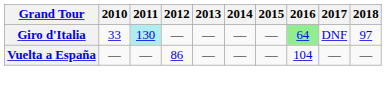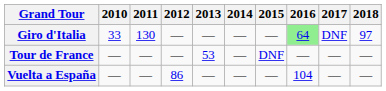(146, 34) paleturquoise background -> (146, 34) no background
+ row: (52, 55)
